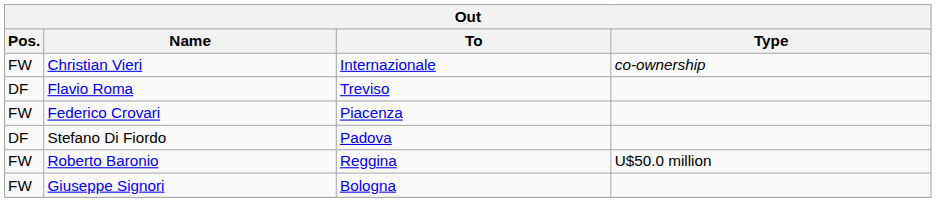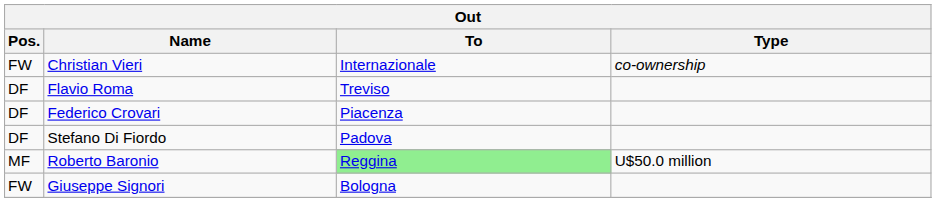(20, 113) FW -> (18, 113) DF
(20, 162) FW -> (19, 162) MF
(368, 162) no background -> (368, 162) lightgreen background
